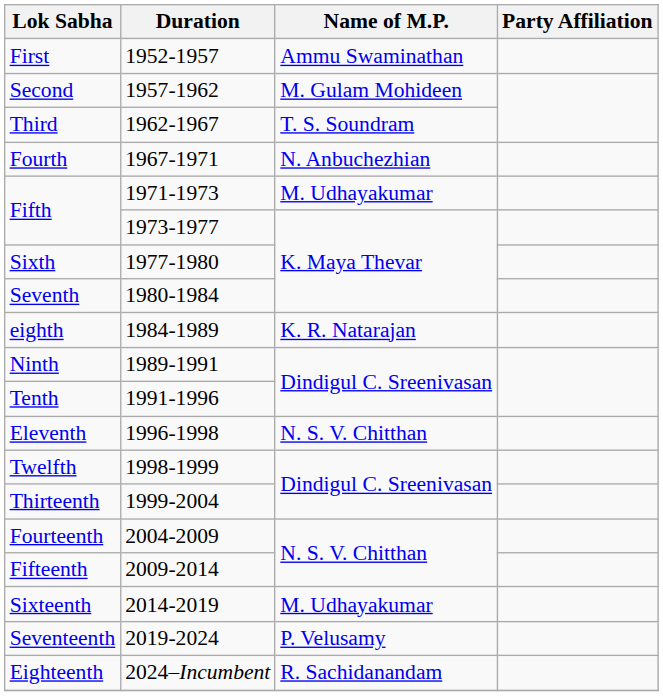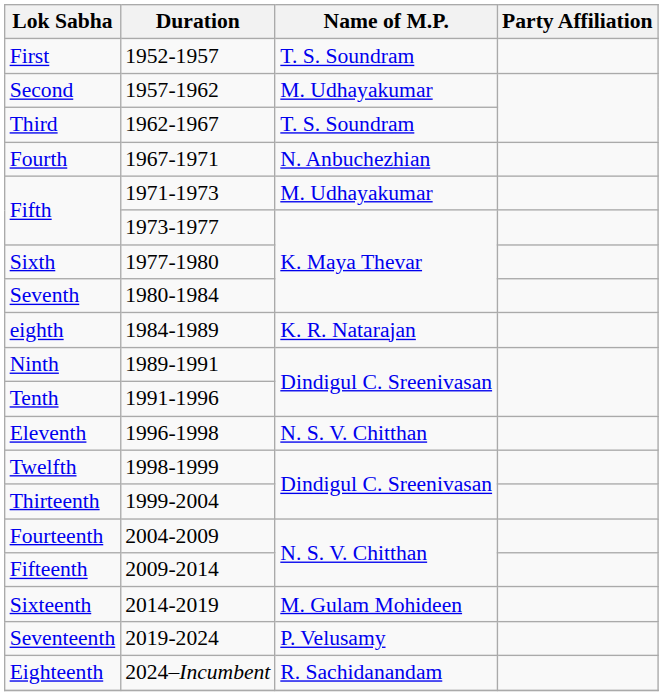(372, 55) Ammu Swaminathan -> (347, 55) T. S. Soundram
(371, 90) M. Gulam Mohideen -> (356, 90) M. Udhayakumar
(356, 603) M. Udhayakumar -> (371, 603) M. Gulam Mohideen
